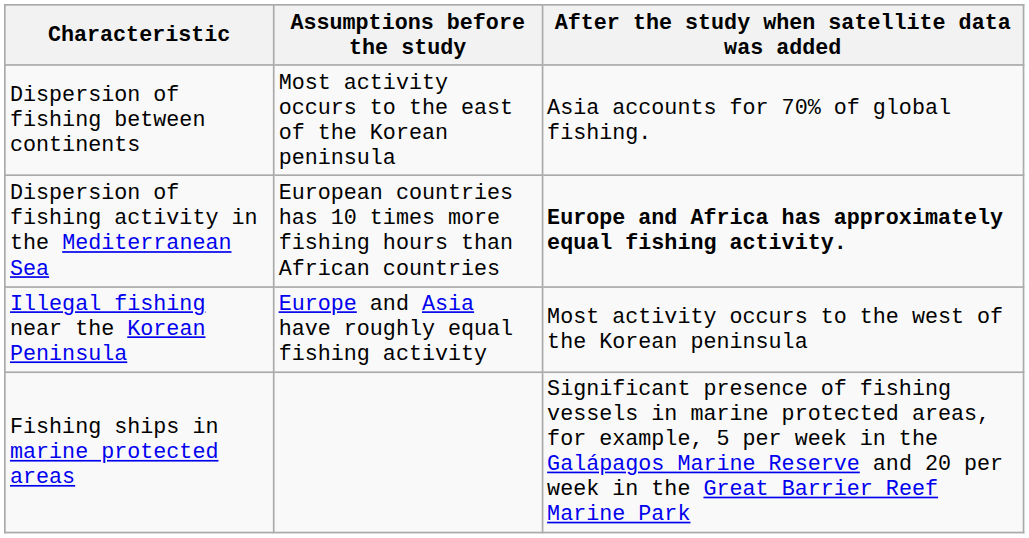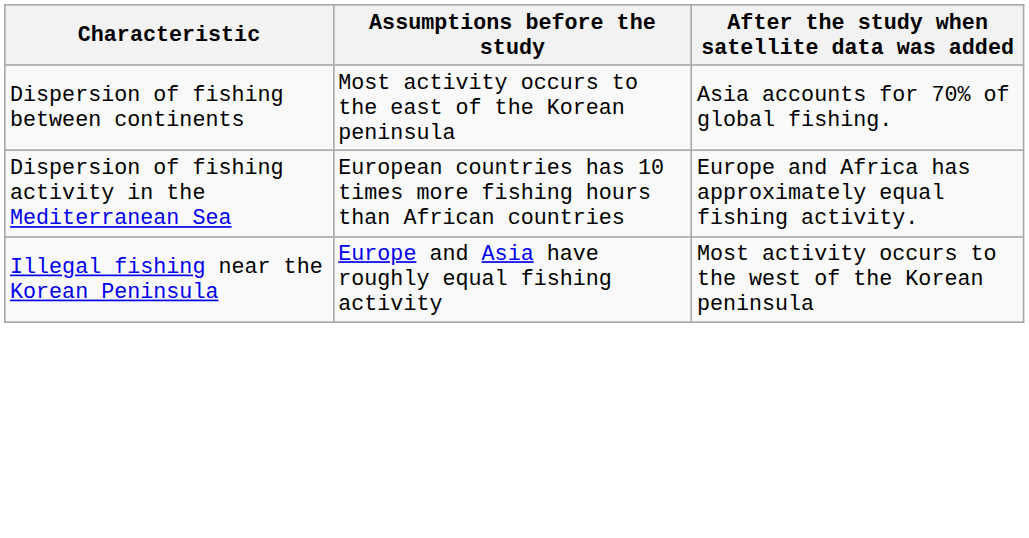(775, 231) bold -> (834, 193) normal
- row: (114, 452)
